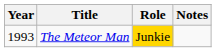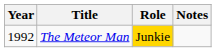(21, 36) 1993 -> (21, 36) 1992
